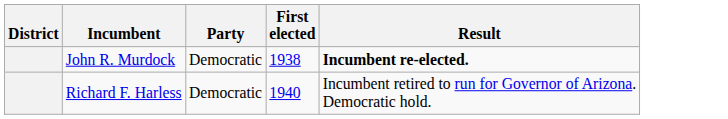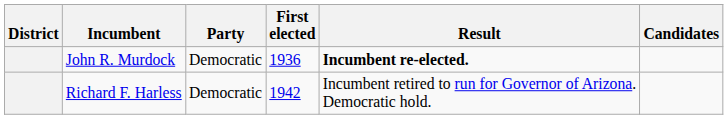+ column: (681, 34)
(285, 59) 1938 -> (285, 59) 1936
(285, 93) 1940 -> (285, 93) 1942
